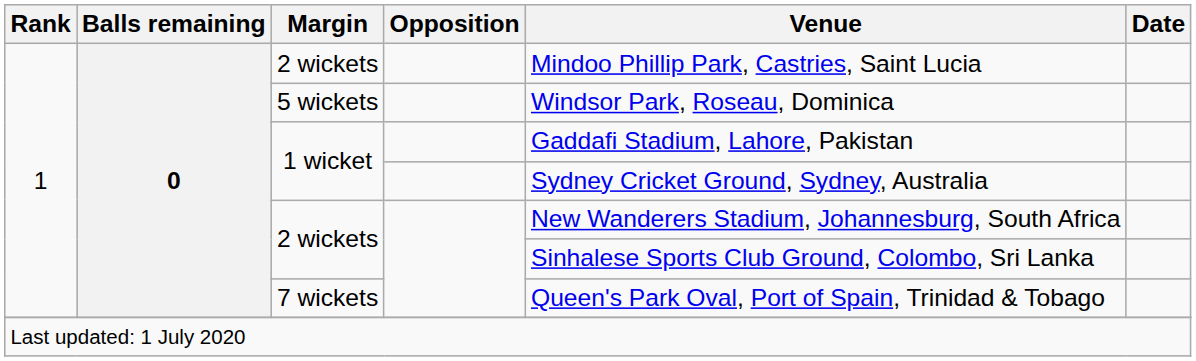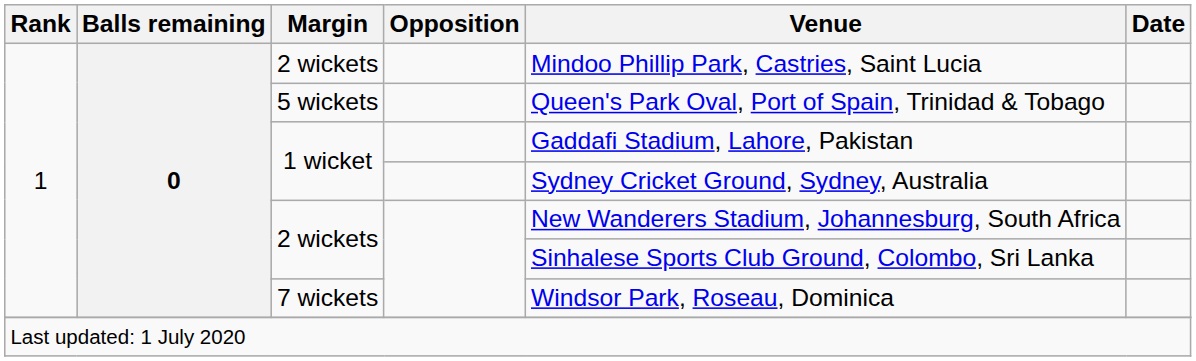(712, 102) Windsor Park, Roseau, Dominica -> (818, 102) Queen's Park Oval, Port of Spain, Trinidad & Tobago
(818, 297) Queen's Park Oval, Port of Spain, Trinidad & Tobago -> (712, 297) Windsor Park, Roseau, Dominica
